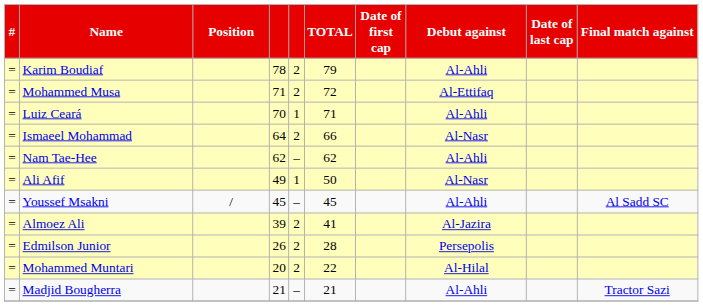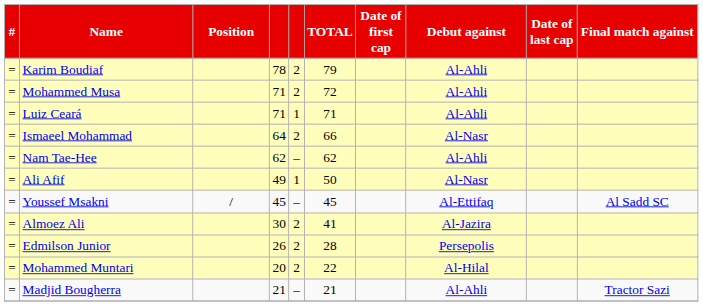(466, 91) Al-Ettifaq -> (466, 91) Al-Ahli
(279, 113) 70 -> (279, 113) 71
(466, 201) Al-Ahli -> (466, 201) Al-Ettifaq
(279, 223) 39 -> (279, 223) 30
